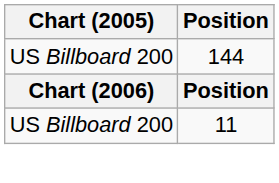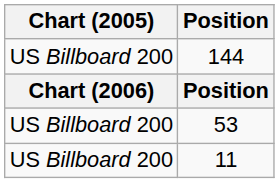+ row: (226, 125)
